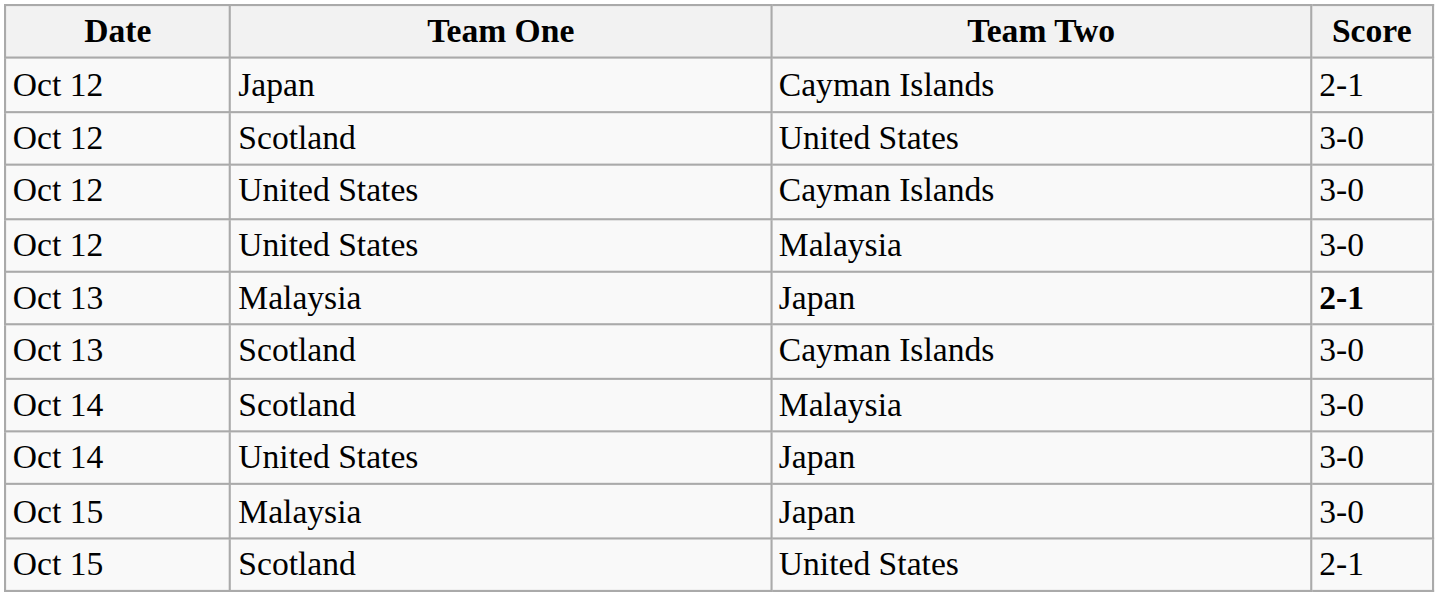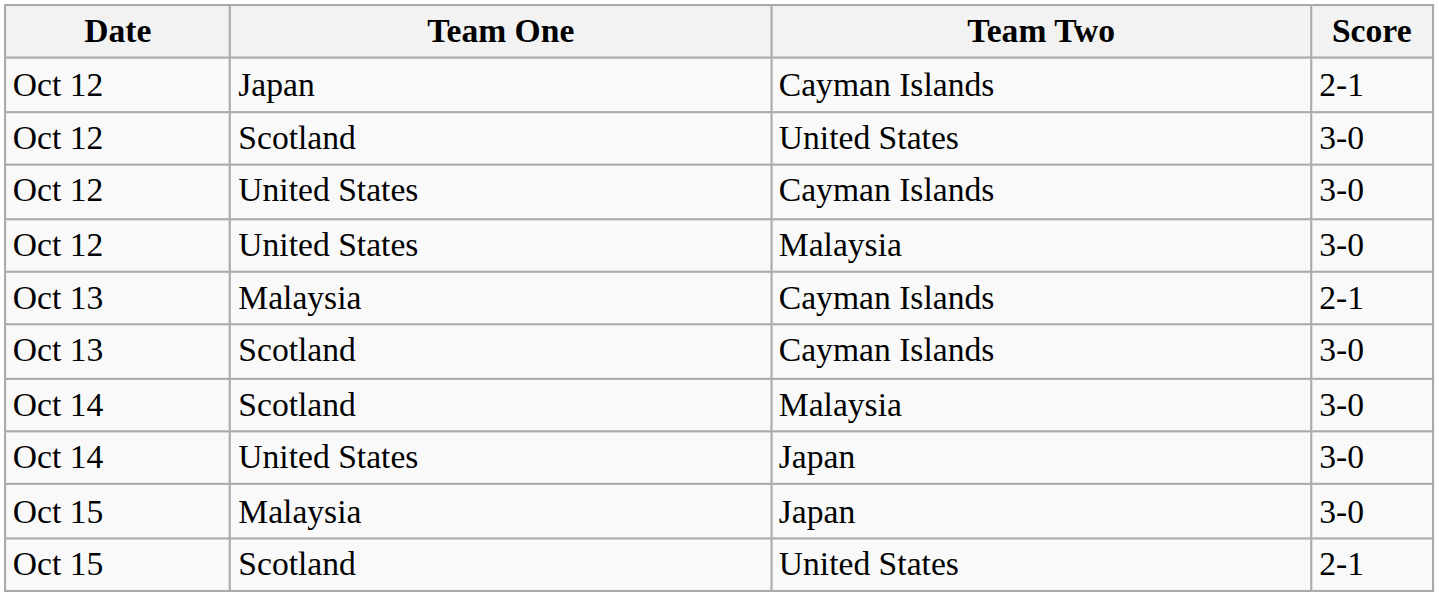(817, 297) Japan -> (887, 297) Cayman Islands
(1342, 297) bold -> (1342, 297) normal
